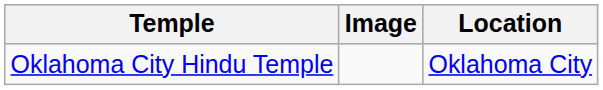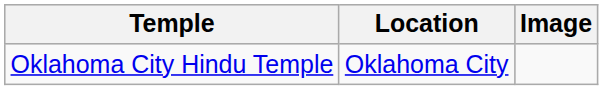columns swapped: (510, 24) <-> (381, 24)
